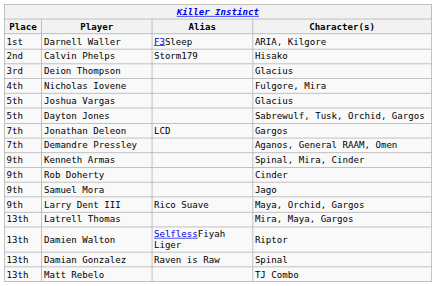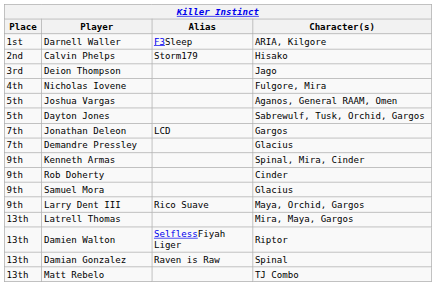(274, 71) Glacius -> (266, 71) Jago
(274, 101) Glacius -> (326, 101) Aganos, General RAAM, Omen
(326, 145) Aganos, General RAAM, Omen -> (274, 145) Glacius
(266, 190) Jago -> (274, 190) Glacius
